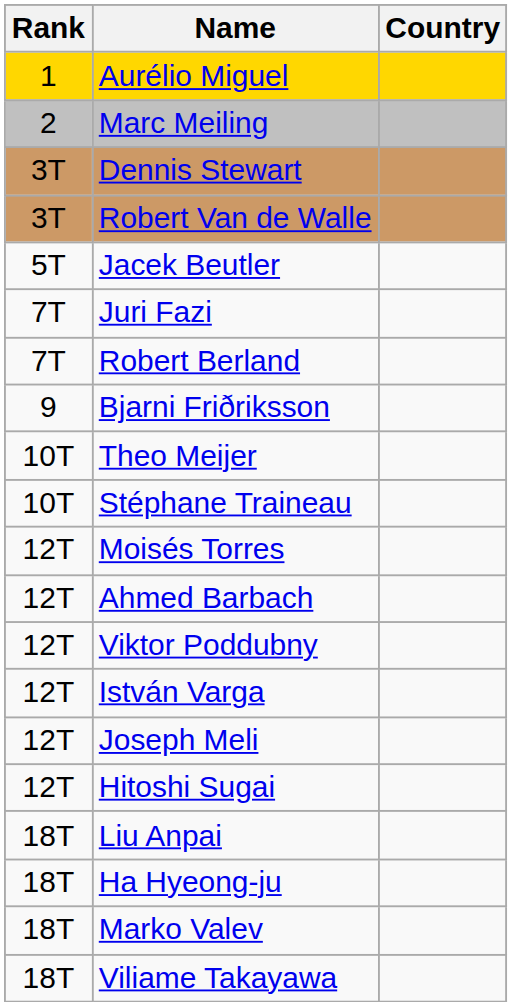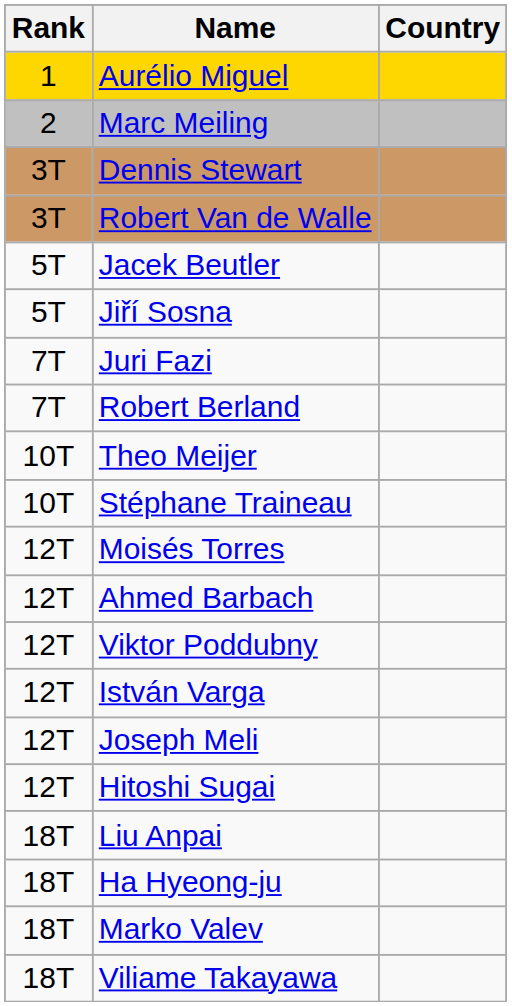+ row: (165, 312)
- row: (214, 407)
